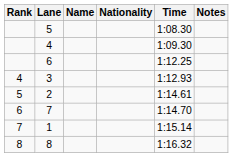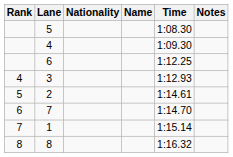columns swapped: (80, 12) <-> (126, 12)
